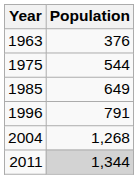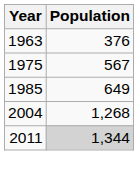(117, 65) 544 -> (117, 65) 567
- row: (25, 113)
